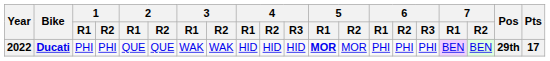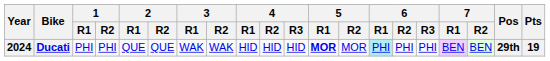(19, 48) 2022 -> (19, 48) 2024
(381, 48) no background -> (381, 48) paleturquoise background
(533, 48) 17 -> (533, 48) 19
